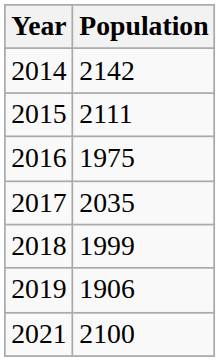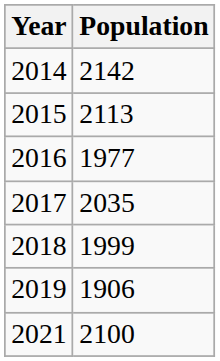(106, 114) 2111 -> (107, 114) 2113
(107, 158) 1975 -> (107, 158) 1977
